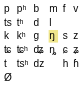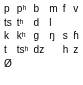(52, 36) khaki background -> (52, 36) no background
(76, 36) z -> (76, 36) ɦ
- row: (22, 50)
(76, 64) ɦ -> (76, 50) z
